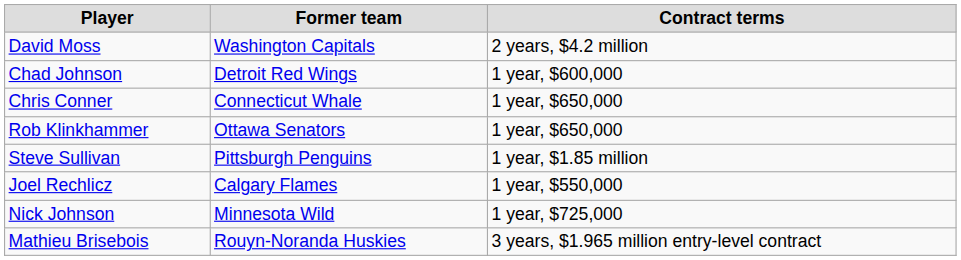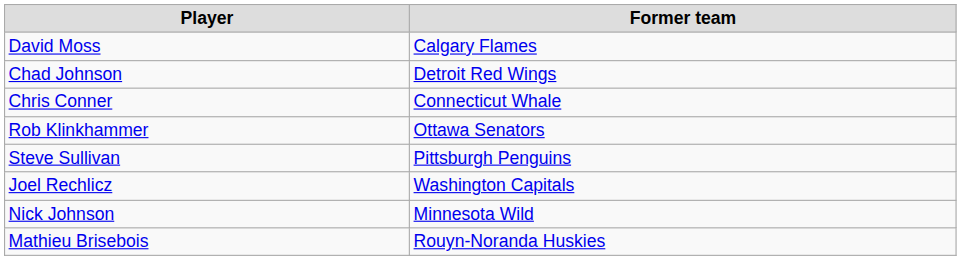- column: (722, 18)
(294, 46) Washington Capitals -> (475, 46) Calgary Flames
(276, 185) Calgary Flames -> (494, 185) Washington Capitals
